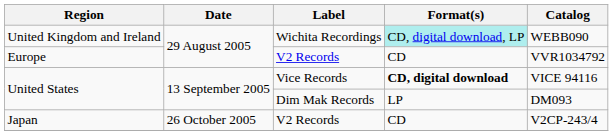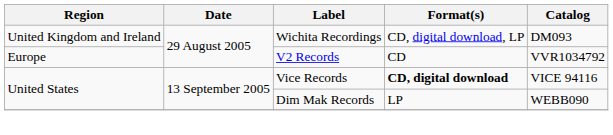(456, 36) paleturquoise background -> (456, 36) no background
(560, 36) WEBB090 -> (551, 36) DM093
(551, 99) DM093 -> (560, 99) WEBB090
- row: (23, 120)
